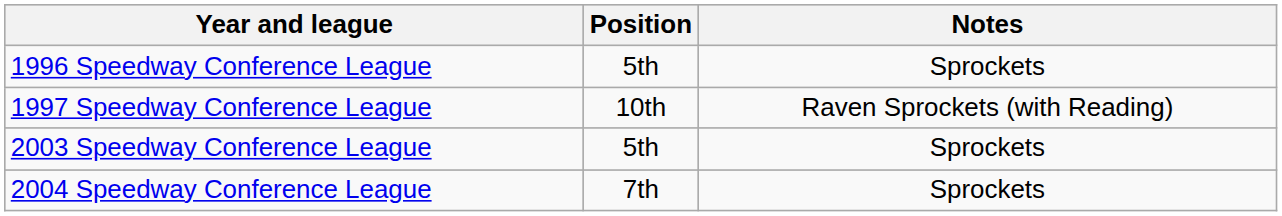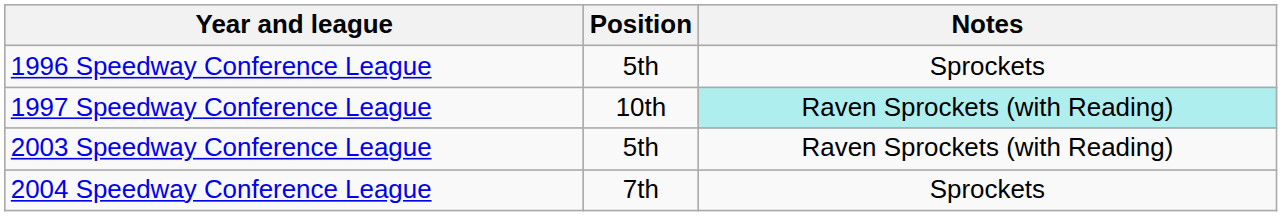(987, 107) no background -> (987, 107) paleturquoise background
(987, 148) Sprockets -> (987, 148) Raven Sprockets (with Reading)
